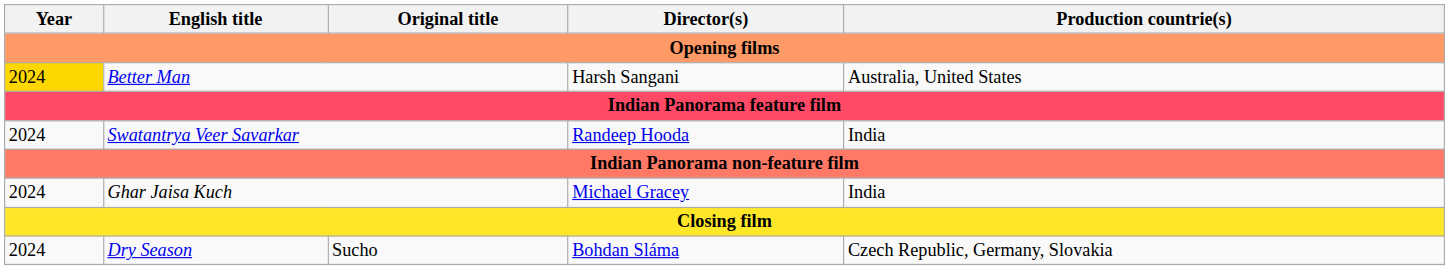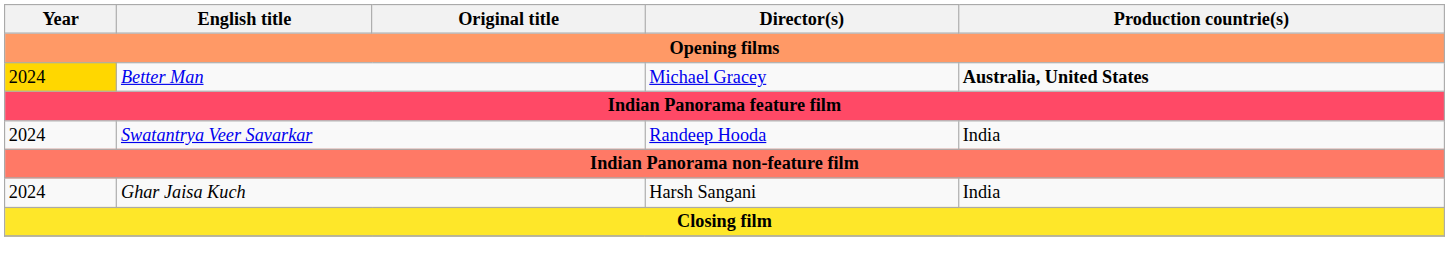(626, 76) Harsh Sangani -> (708, 76) Michael Gracey
(935, 76) normal -> (1056, 76) bold
(631, 192) Michael Gracey -> (703, 192) Harsh Sangani
- row: (150, 250)
